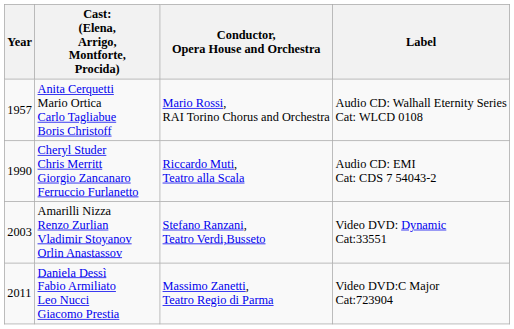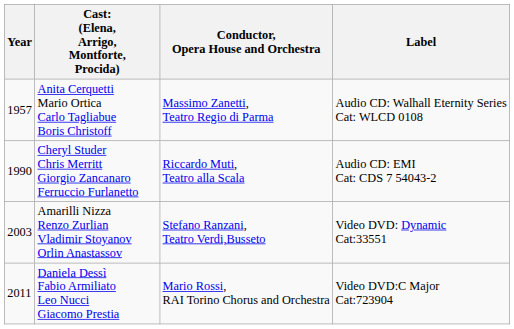(246, 110) Mario Rossi, RAI Torino Chorus and Orchestra -> (218, 110) Massimo Zanetti, Teatro Regio di Parma
(218, 293) Massimo Zanetti, Teatro Regio di Parma -> (246, 293) Mario Rossi, RAI Torino Chorus and Orchestra
